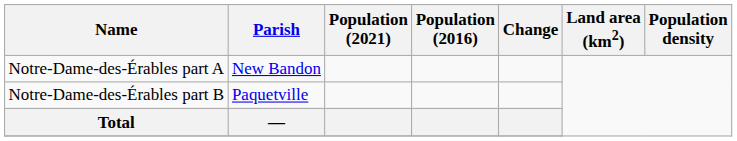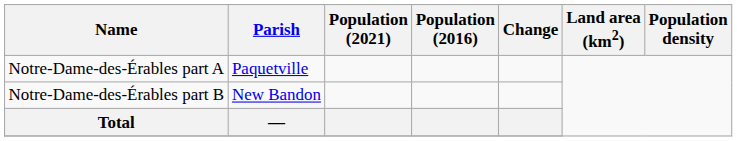(276, 68) New Bandon -> (270, 68) Paquetville
(270, 95) Paquetville -> (276, 95) New Bandon
